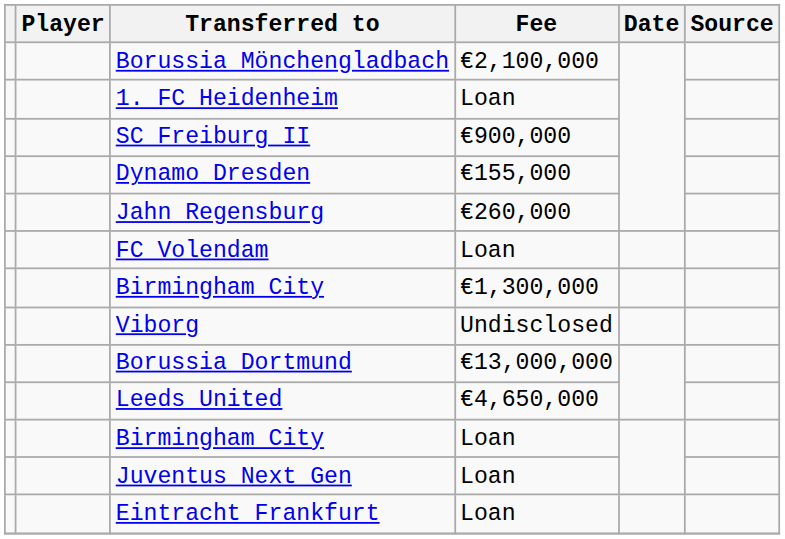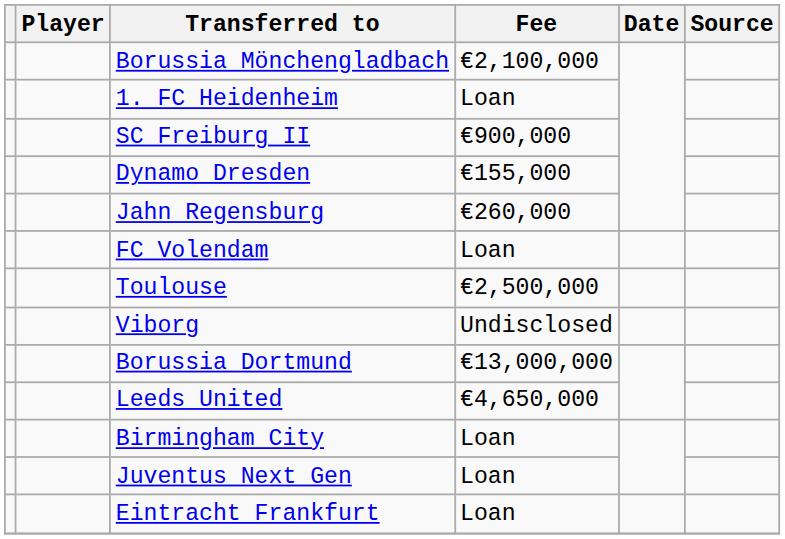- row: (220, 288)
+ row: (171, 288)
